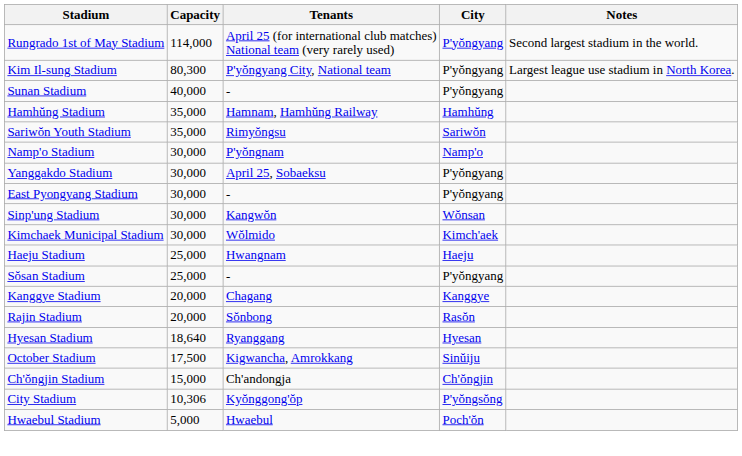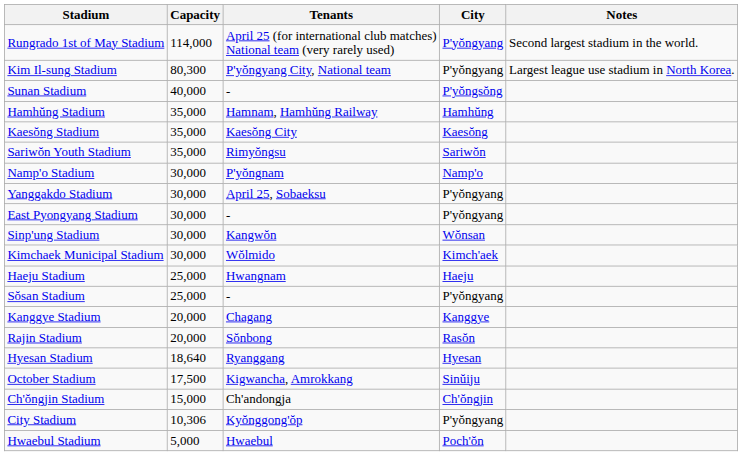(473, 91) P'yŏngyang -> (472, 91) P'yŏngsŏng
+ row: (53, 132)
(472, 399) P'yŏngsŏng -> (473, 419) P'yŏngyang
